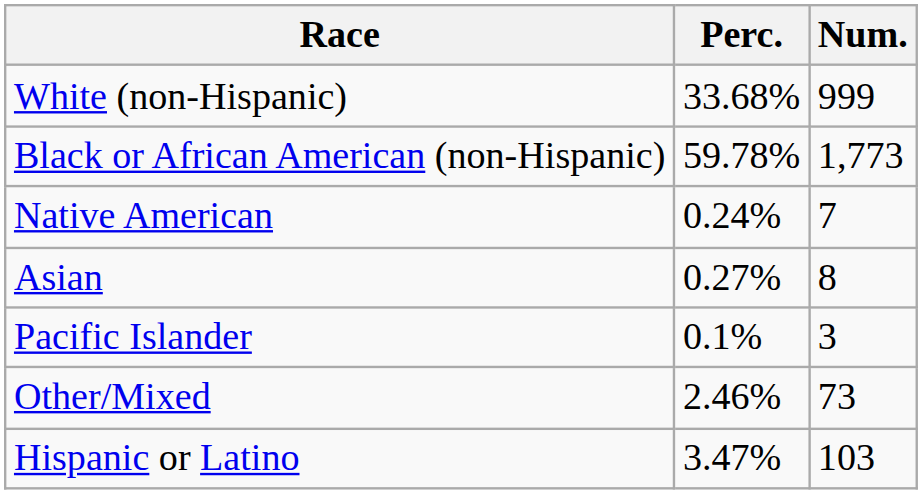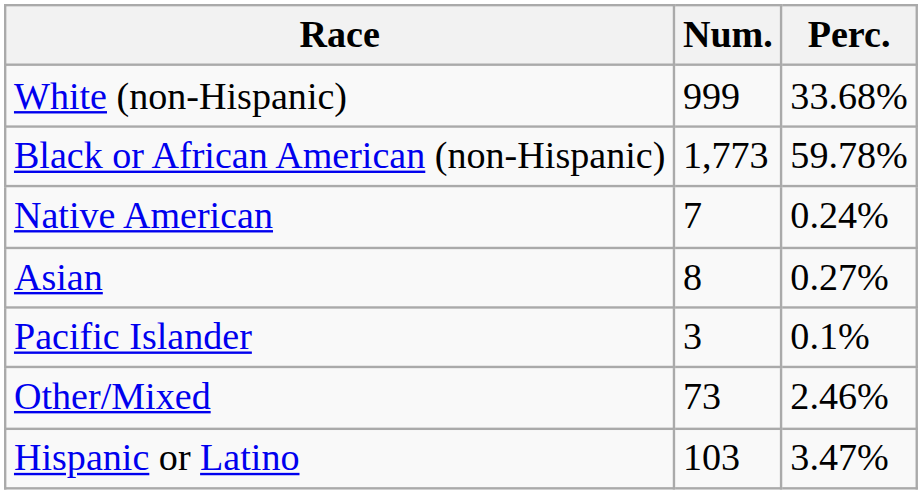columns swapped: (863, 34) <-> (742, 34)
